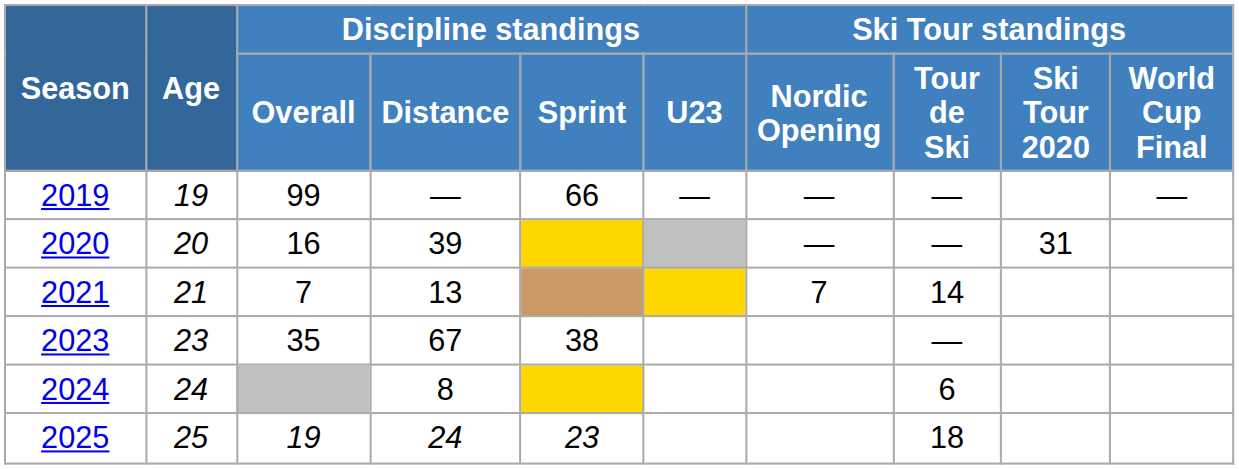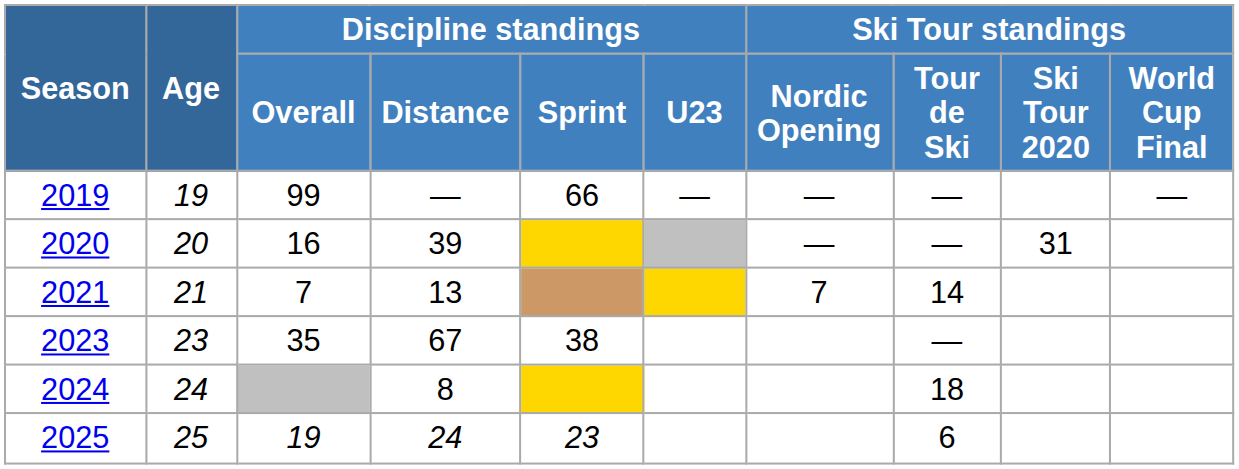(947, 390) 6 -> (947, 390) 18
(947, 438) 18 -> (947, 438) 6
